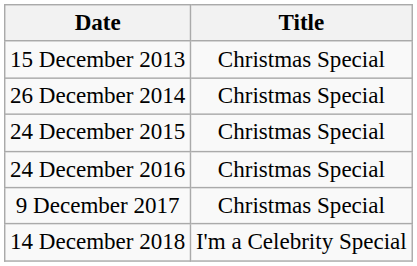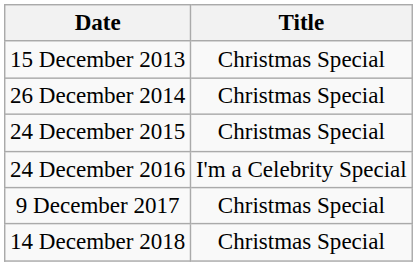(301, 168) Christmas Special -> (301, 168) I'm a Celebrity Special
(301, 242) I'm a Celebrity Special -> (301, 242) Christmas Special
